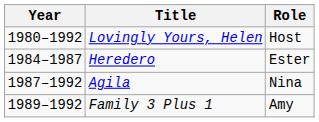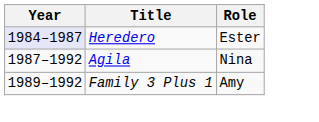- row: (176, 38)
(45, 61) no background -> (45, 38) lavender background
